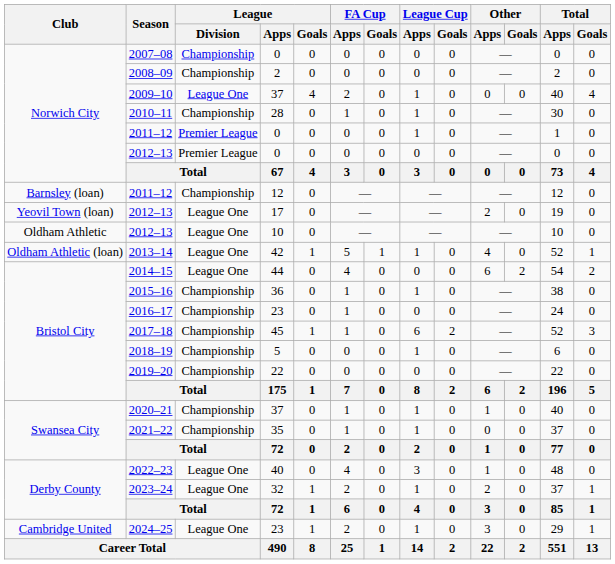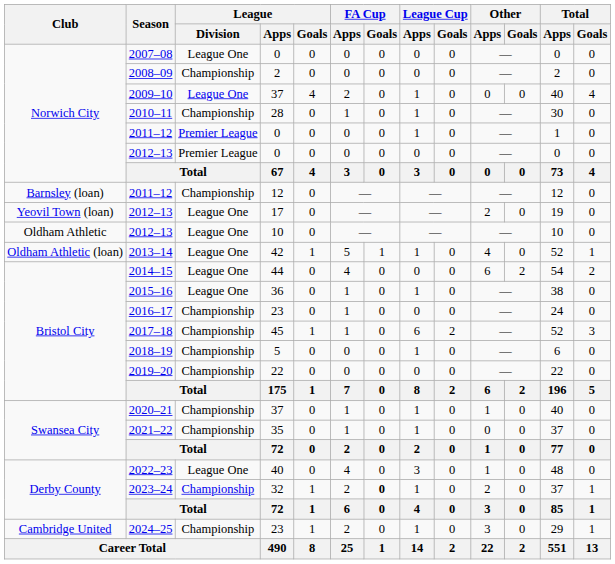(218, 53) Championship -> (218, 53) League One
(218, 291) Championship -> (218, 291) League One
(218, 489) League One -> (218, 489) Championship
(382, 489) normal -> (382, 489) bold
(218, 529) League One -> (218, 529) Championship
